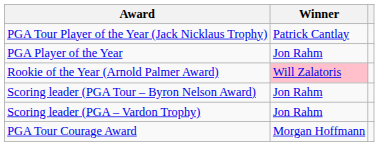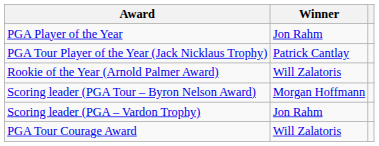rows swapped: (137, 33) <-> (65, 53)
(307, 72) pink background -> (307, 72) no background
(298, 92) Jon Rahm -> (319, 92) Morgan Hoffmann
(319, 131) Morgan Hoffmann -> (307, 131) Will Zalatoris
